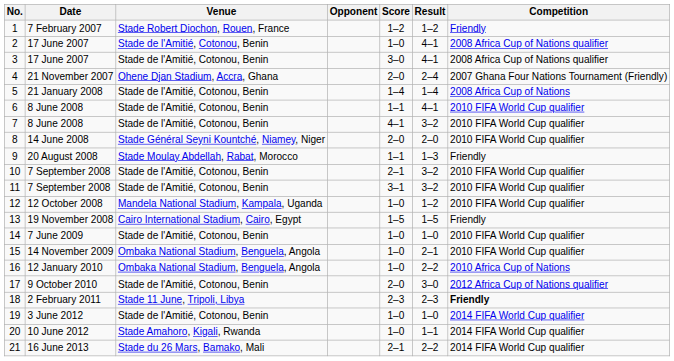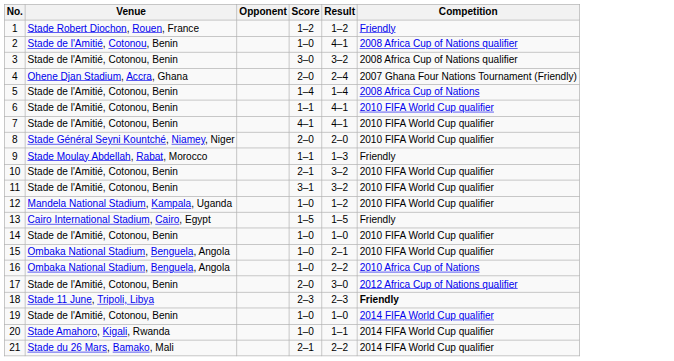- column: (70, 12)
(430, 60) 4–1 -> (340, 60) 3–2
(430, 124) 3–2 -> (340, 124) 4–1
